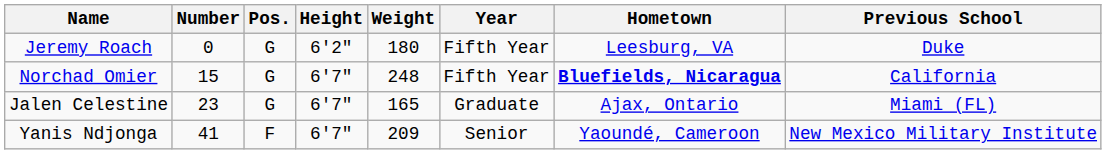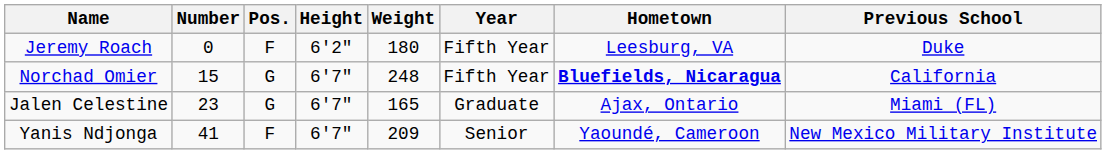(270, 48) G -> (270, 48) F
